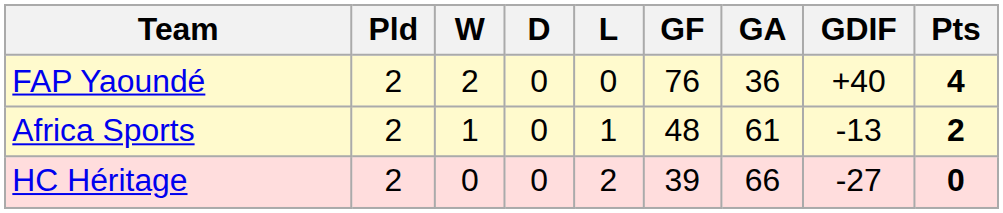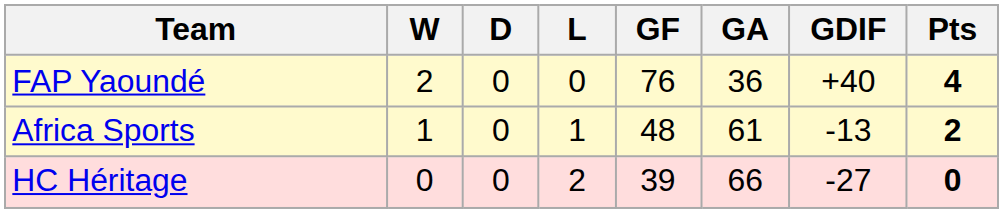- column: (393, 29)
